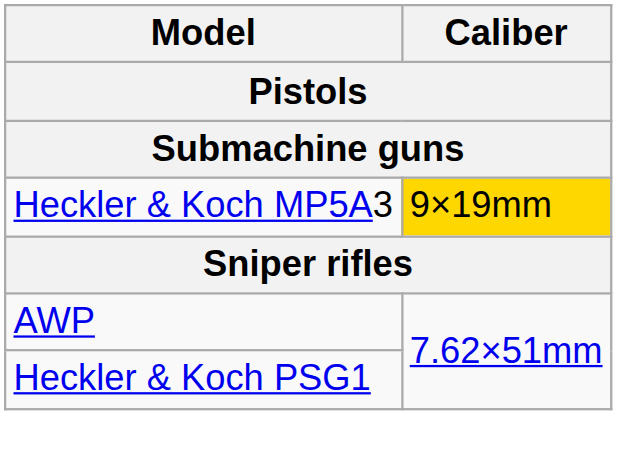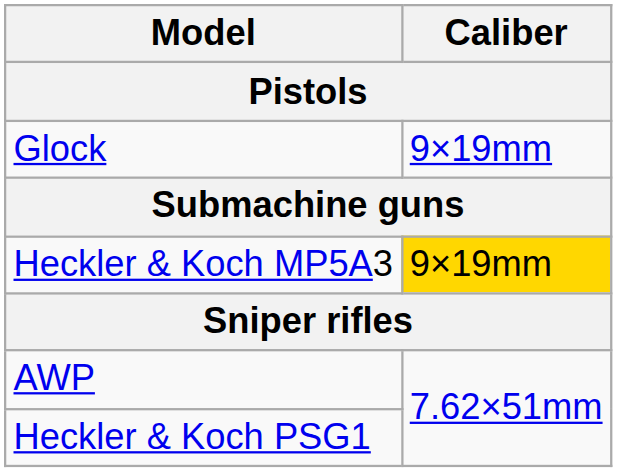+ row: (60, 148)
